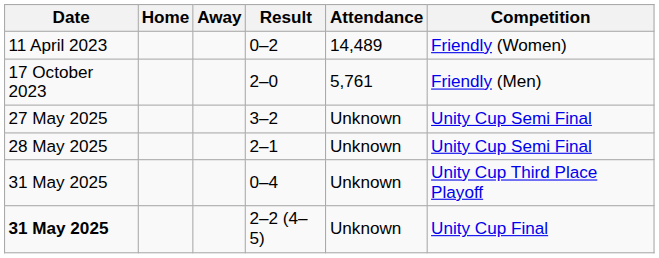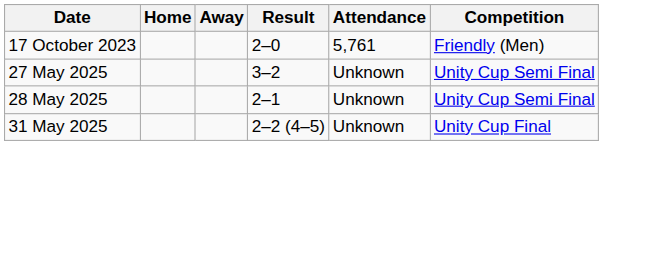- row: (264, 45)
- row: (264, 182)
(58, 229) bold -> (58, 126) normal
